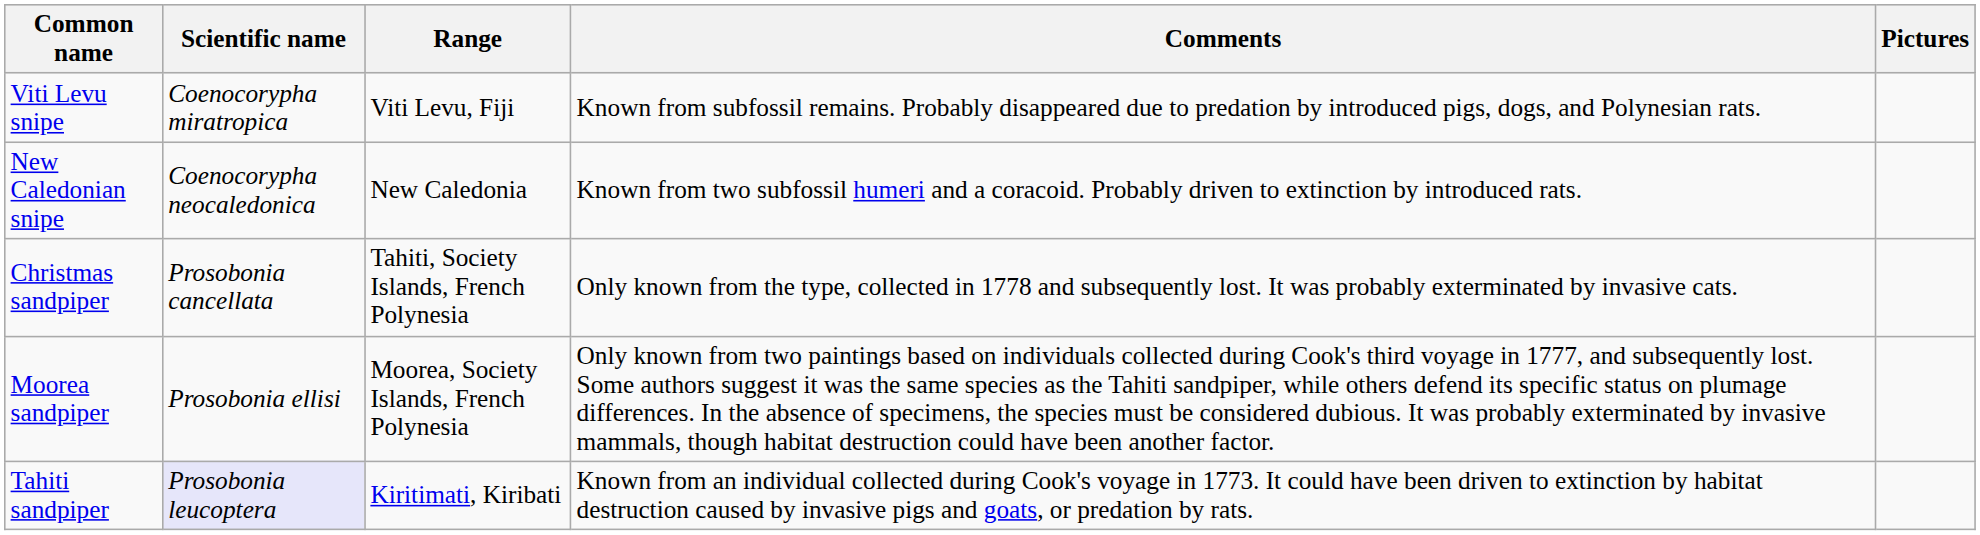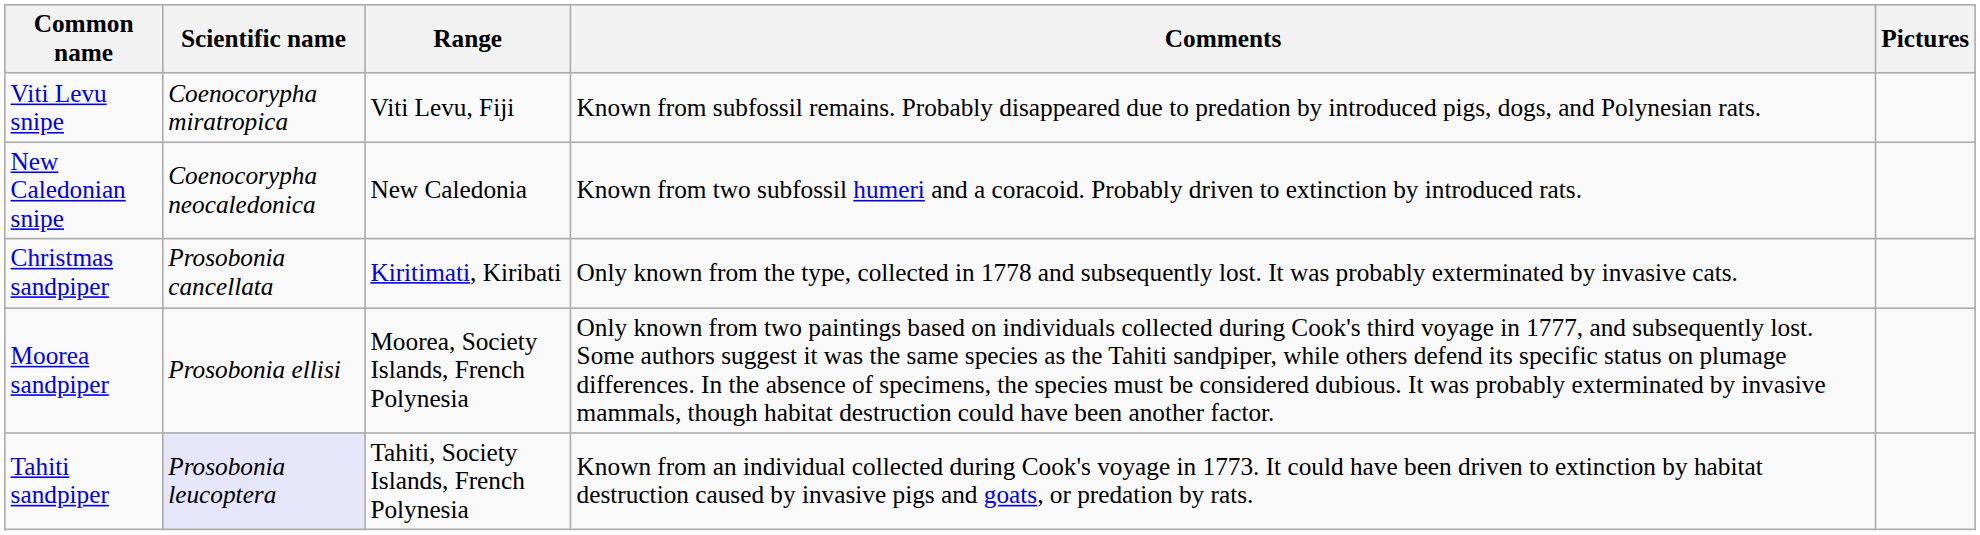(448, 287) Tahiti, Society Islands, French Polynesia -> (466, 272) Kiritimati, Kiribati
(466, 495) Kiritimati, Kiribati -> (448, 480) Tahiti, Society Islands, French Polynesia
